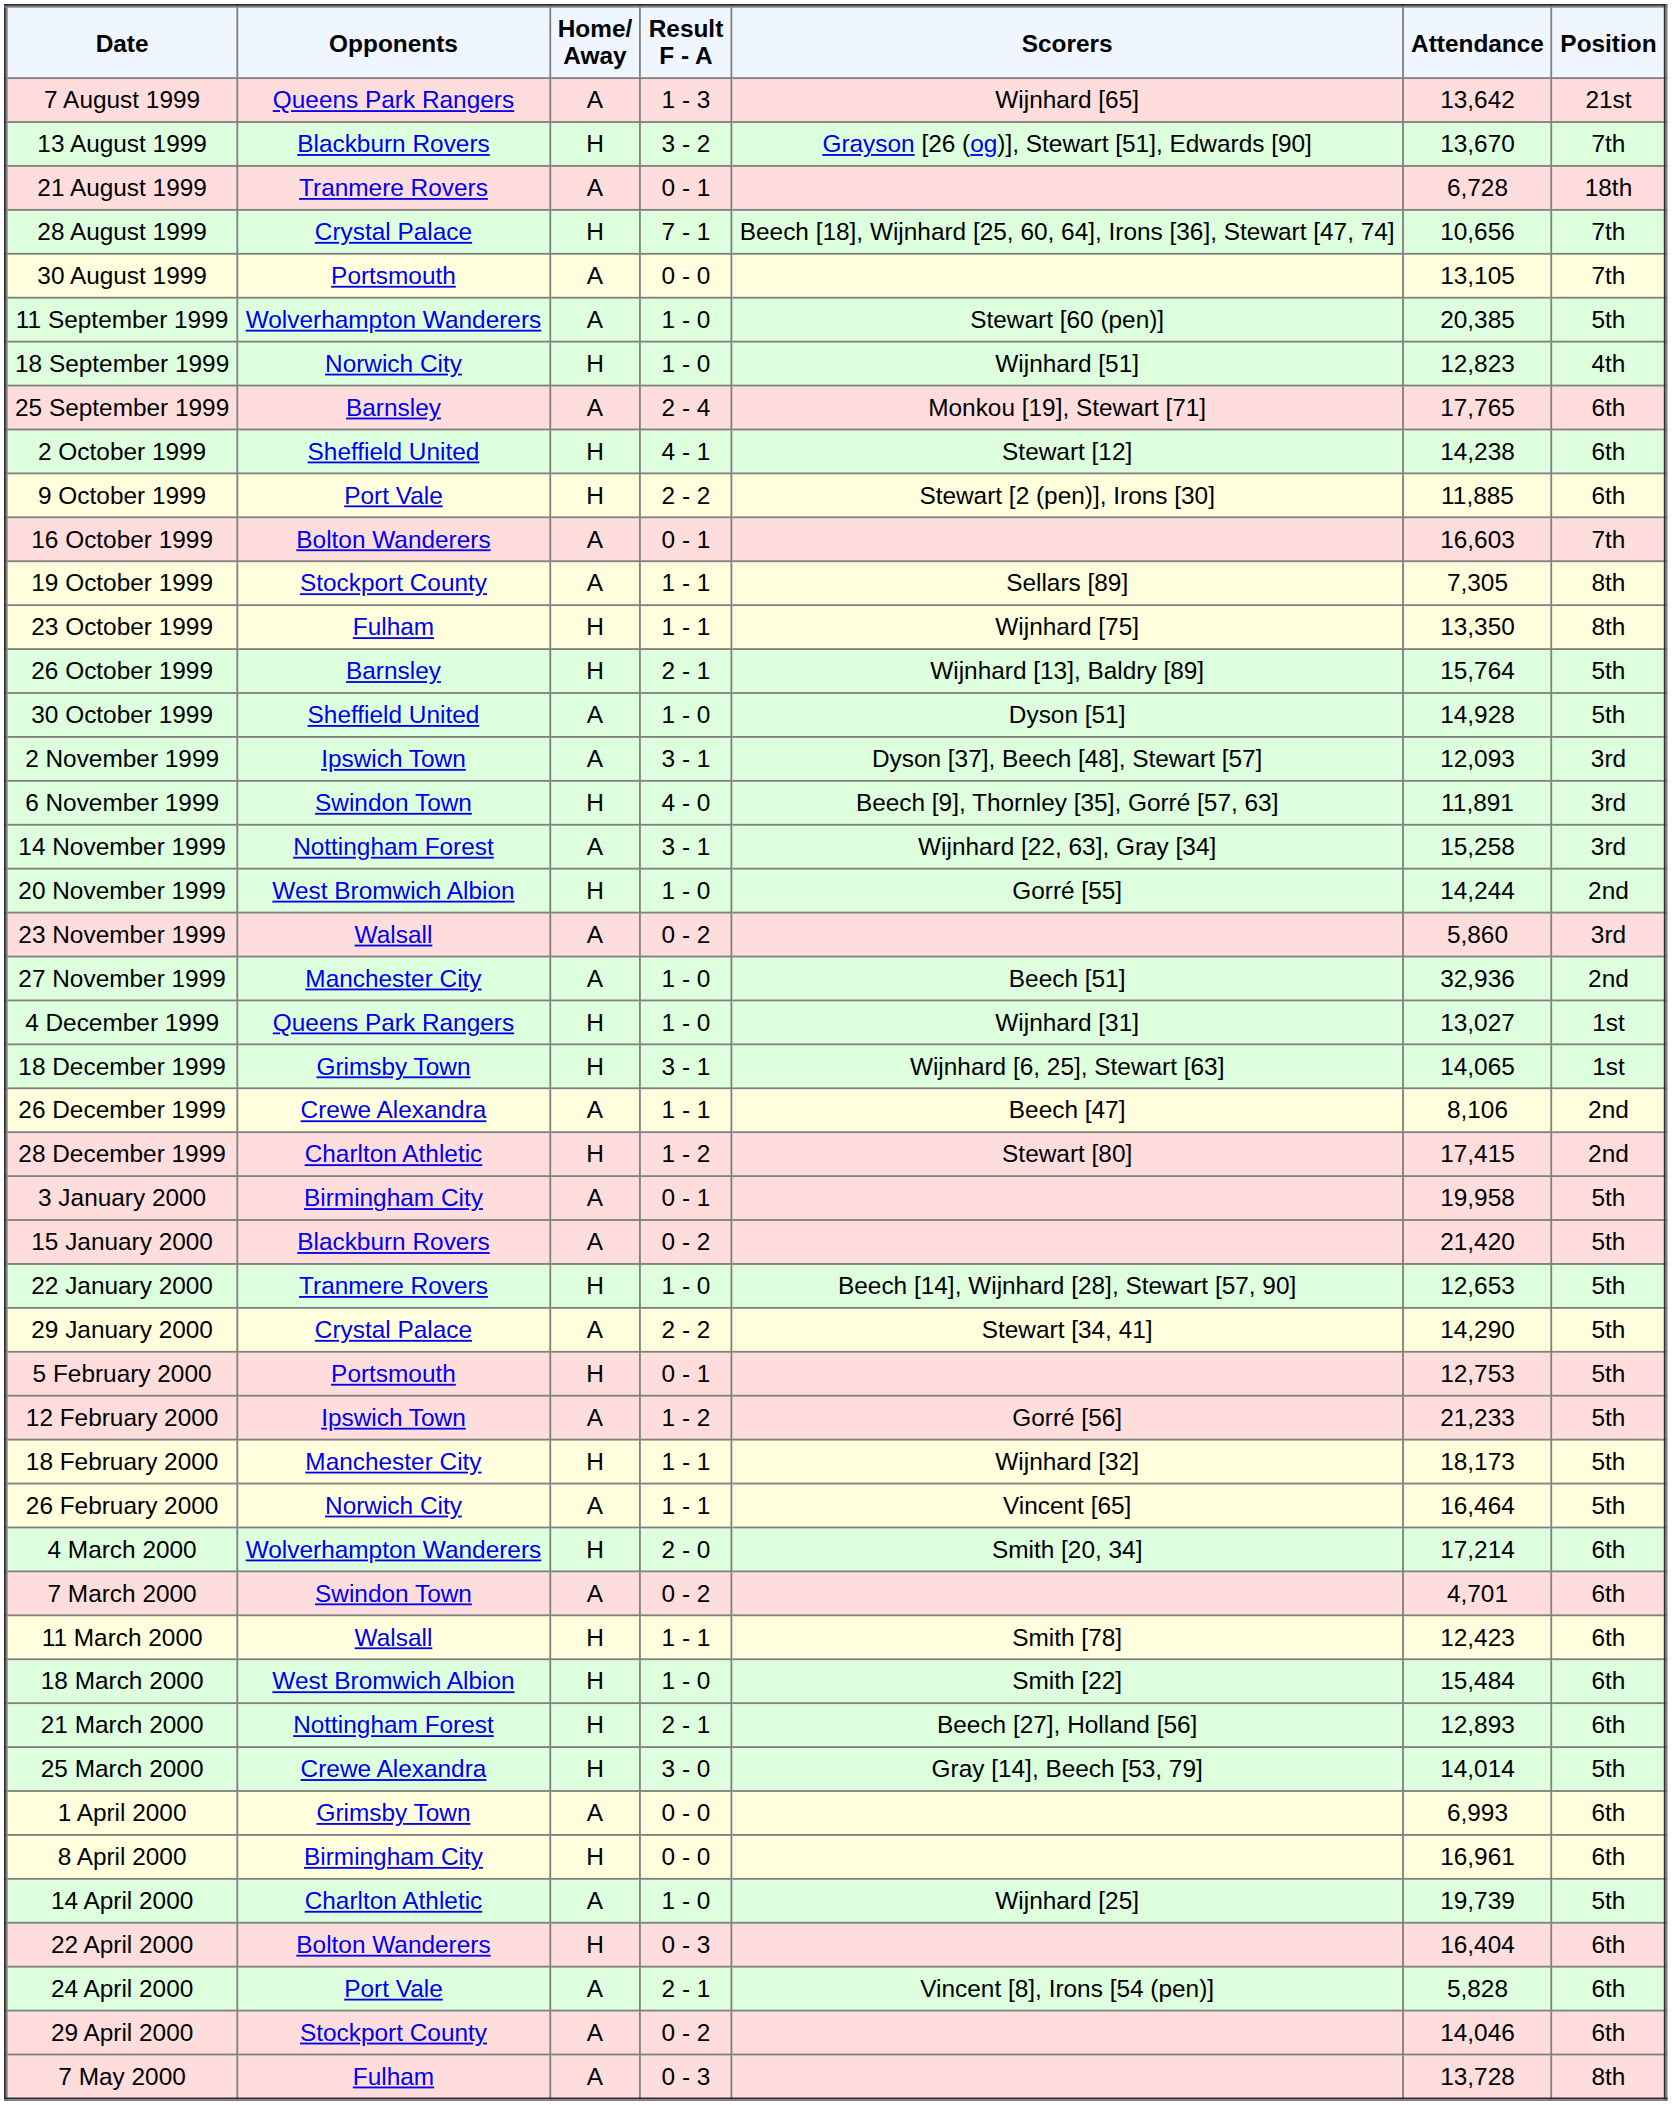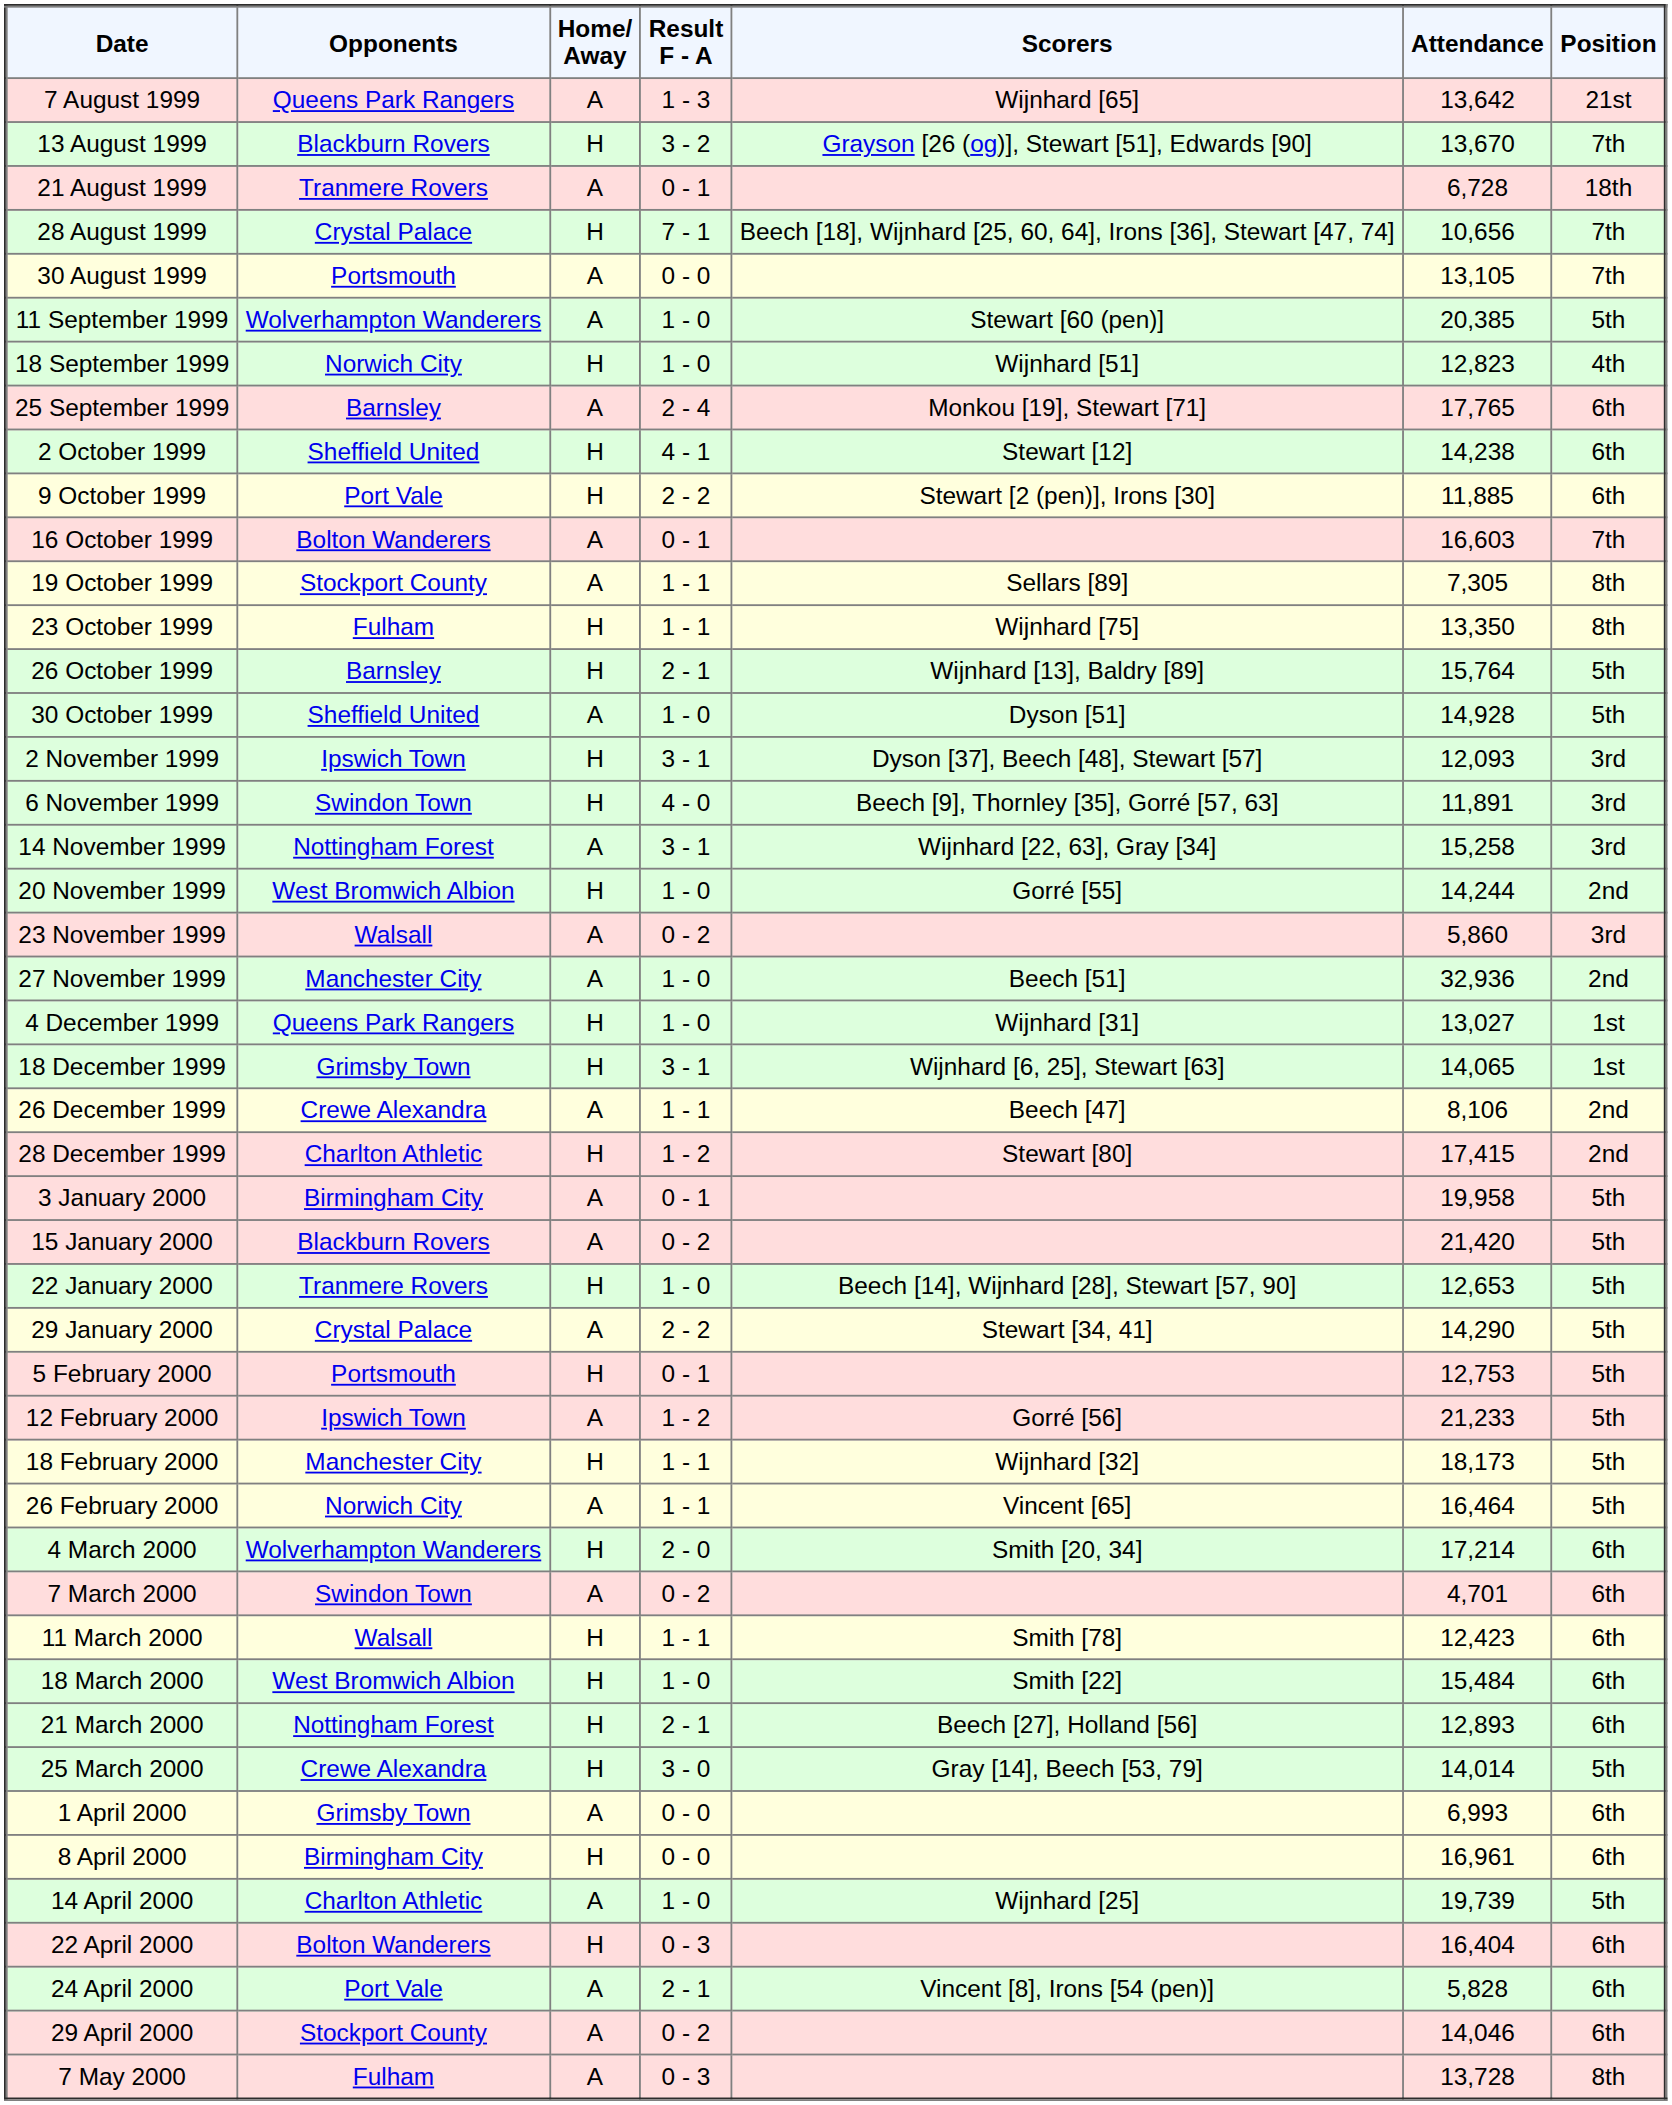(595, 759) A -> (595, 759) H
